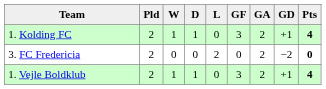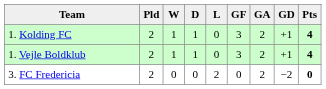rows swapped: (47, 74) <-> (44, 54)
